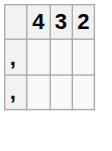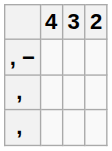+ row: (22, 57)
